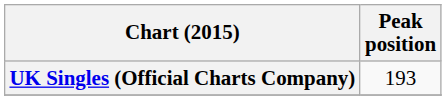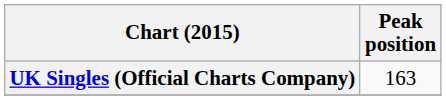(401, 77) 193 -> (401, 77) 163
